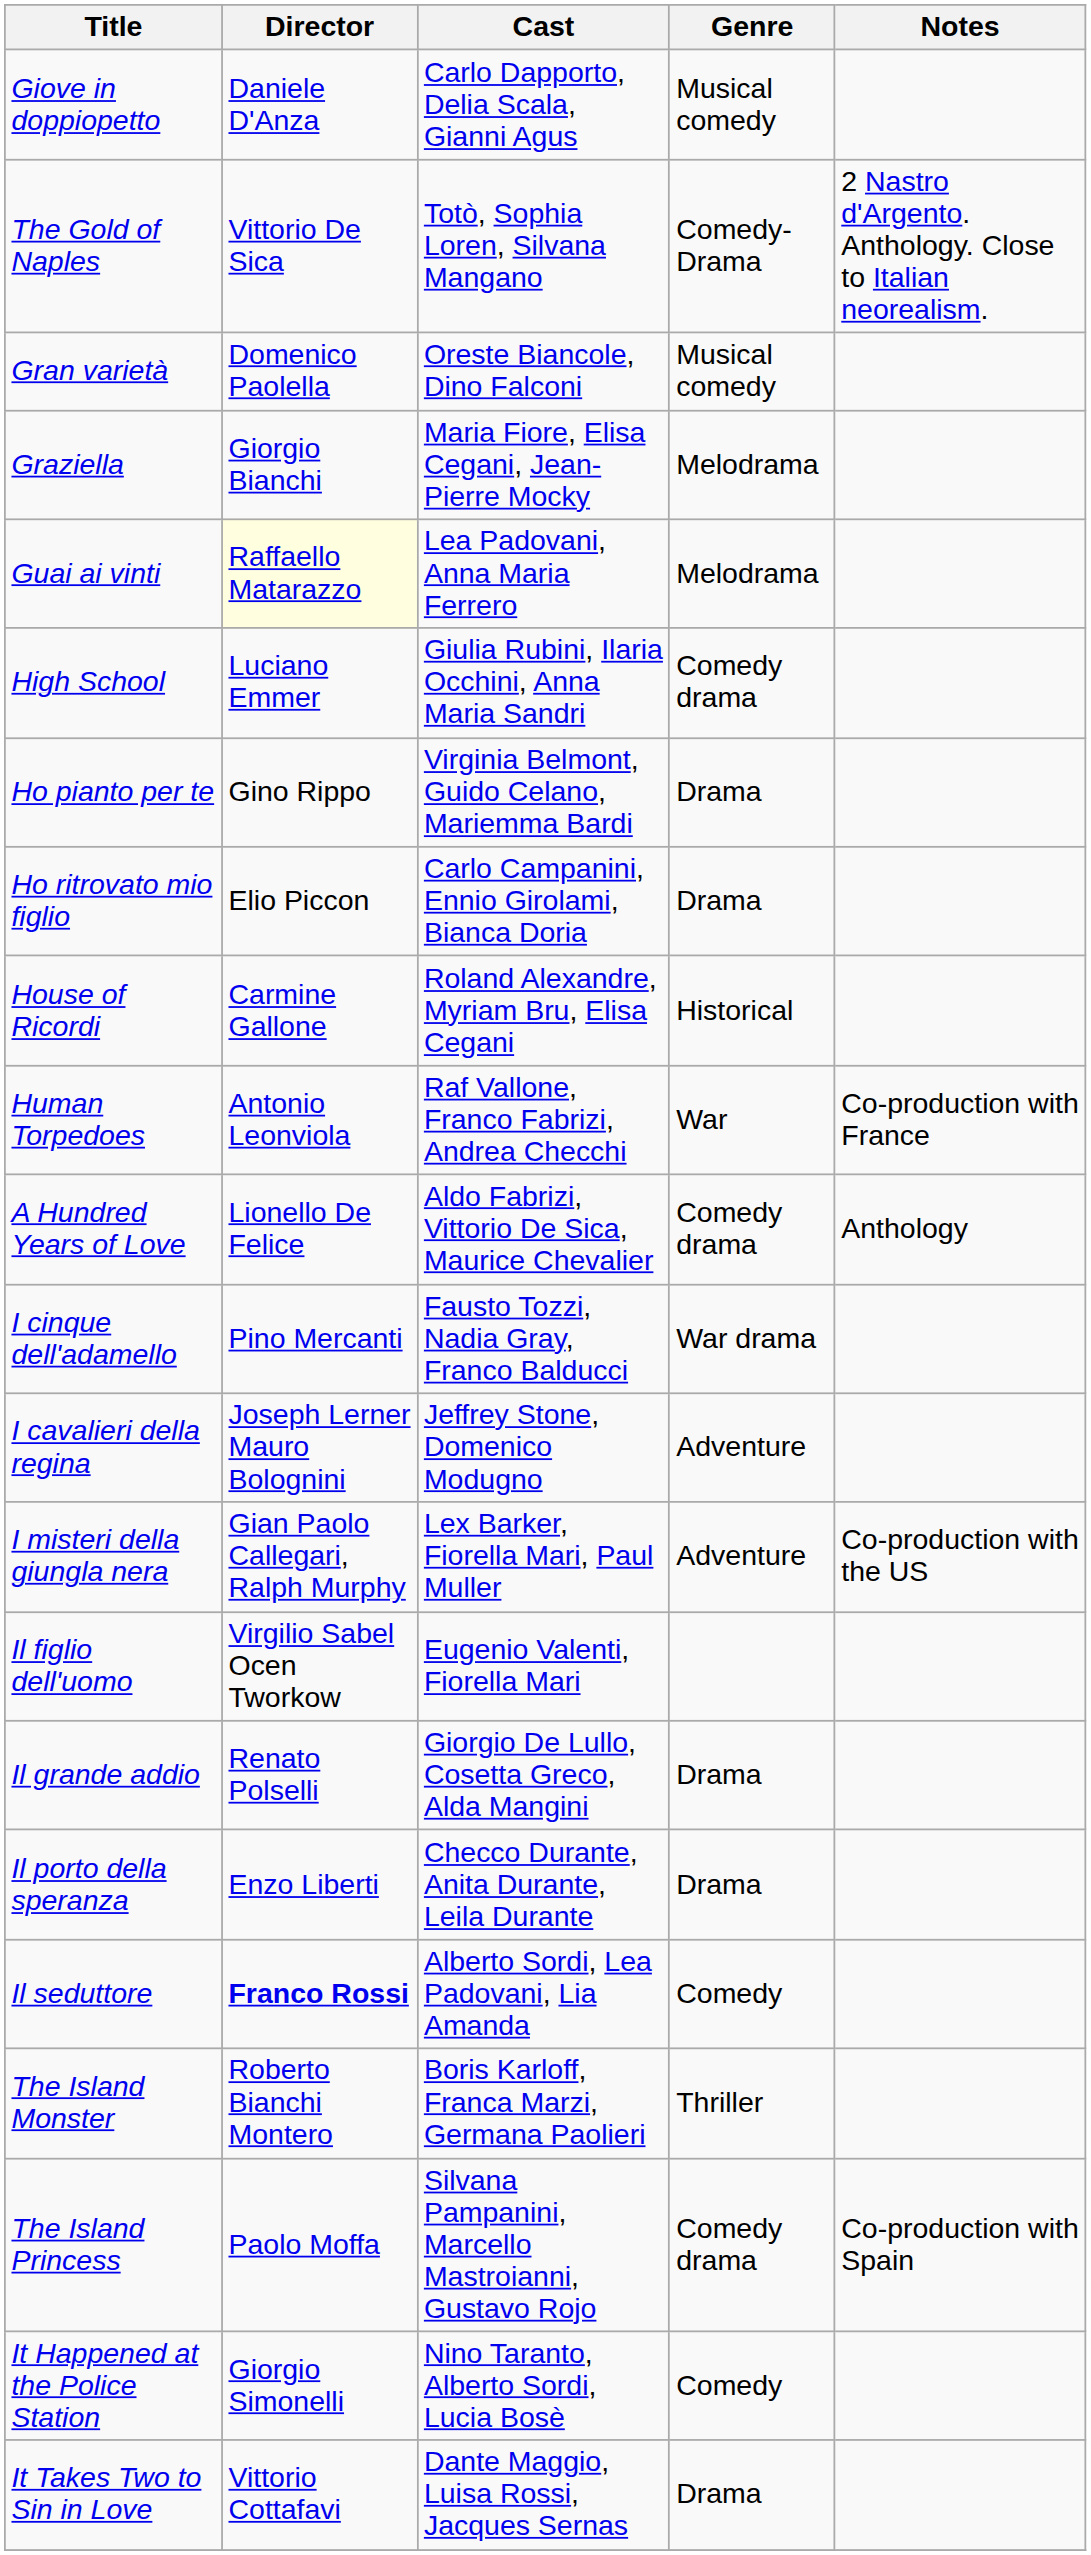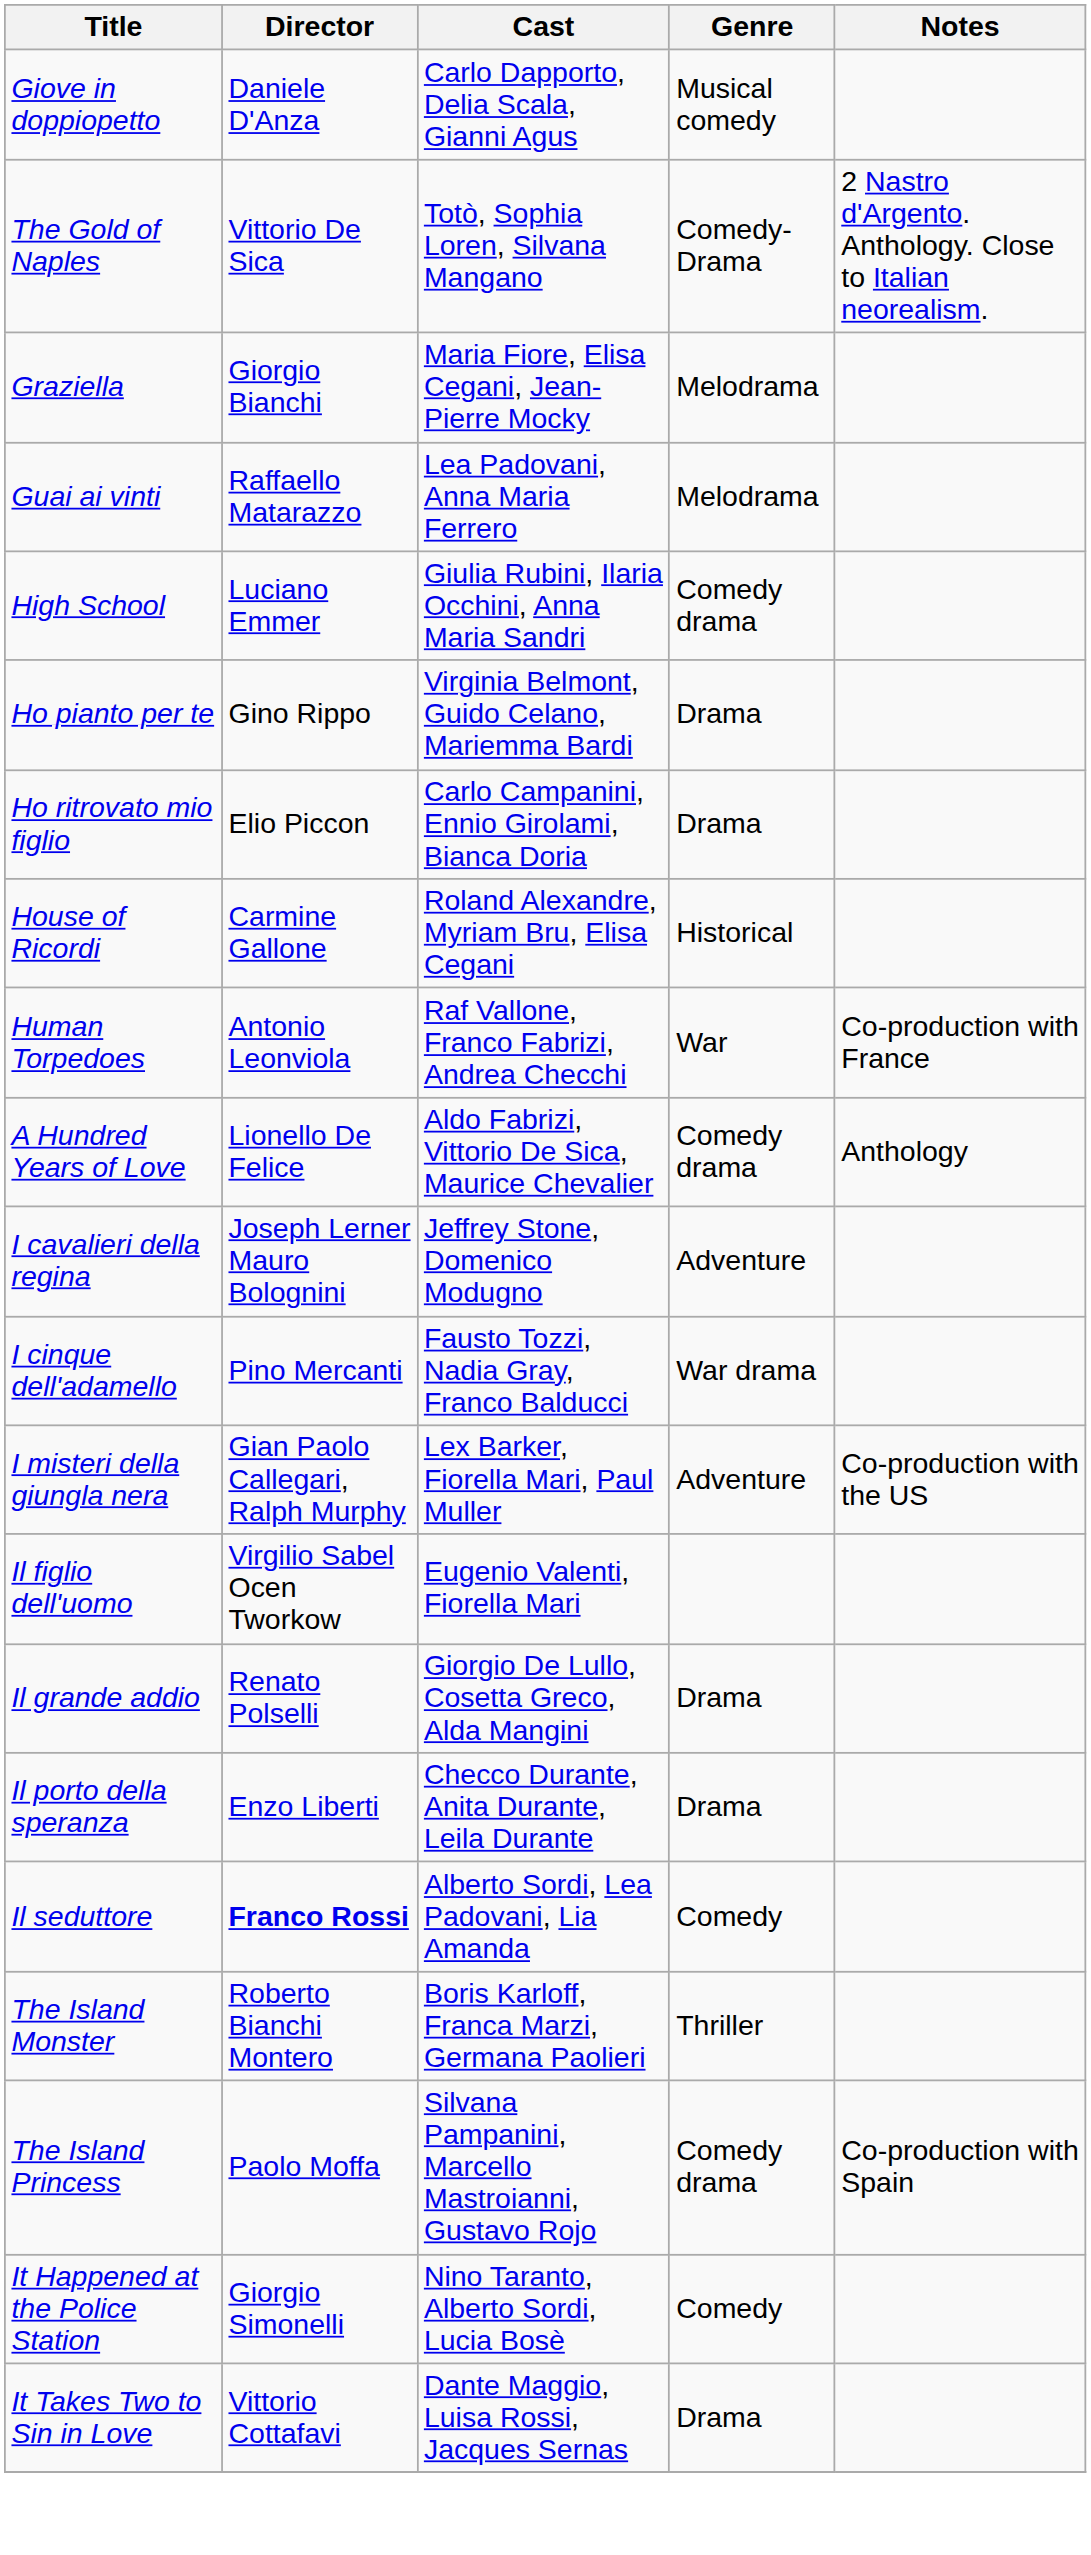- row: (90, 370)
(295, 573) lightyellow background -> (295, 496) no background
rows swapped: (106, 1447) <-> (94, 1338)
